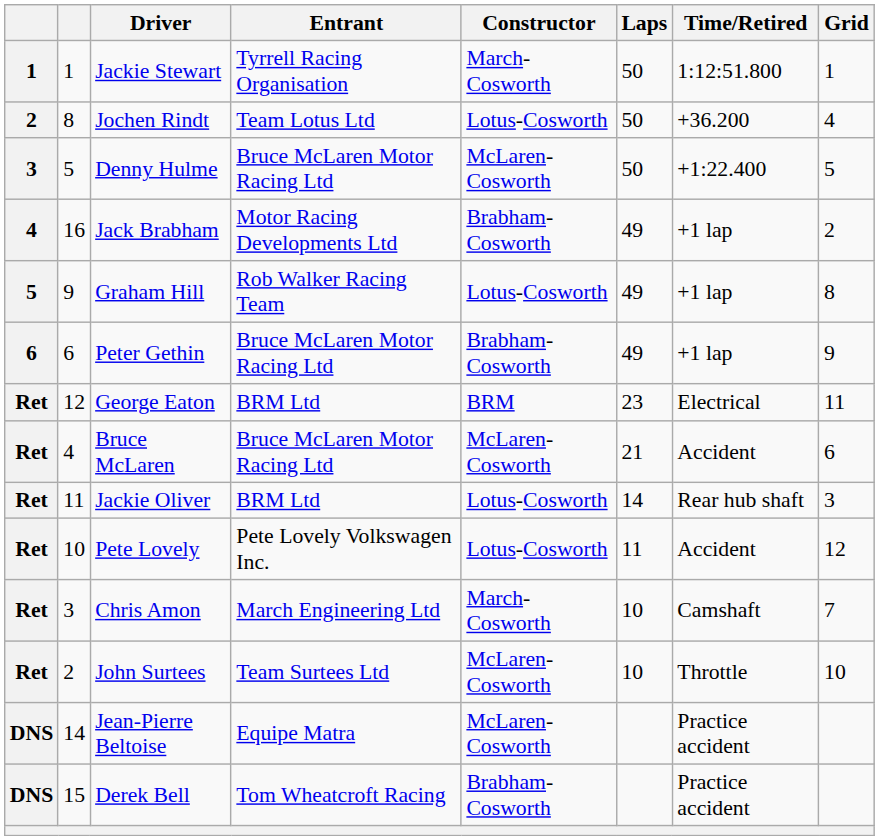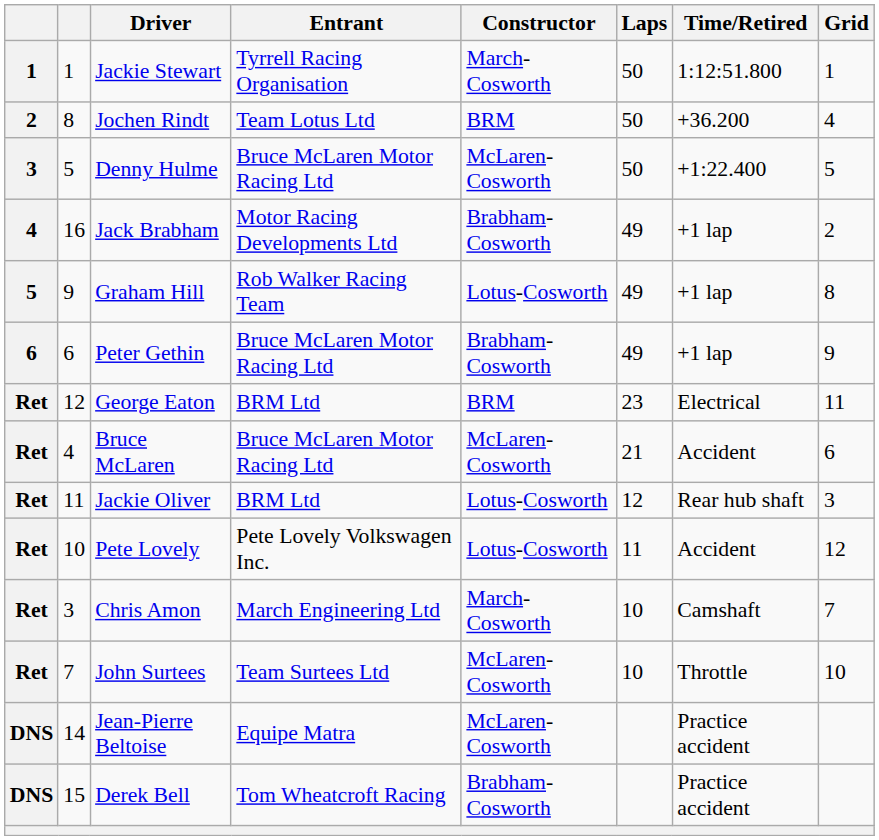(537, 120) Lotus-Cosworth -> (491, 120) BRM
(632, 499) 14 -> (632, 499) 12
(69, 671) 2 -> (69, 671) 7
